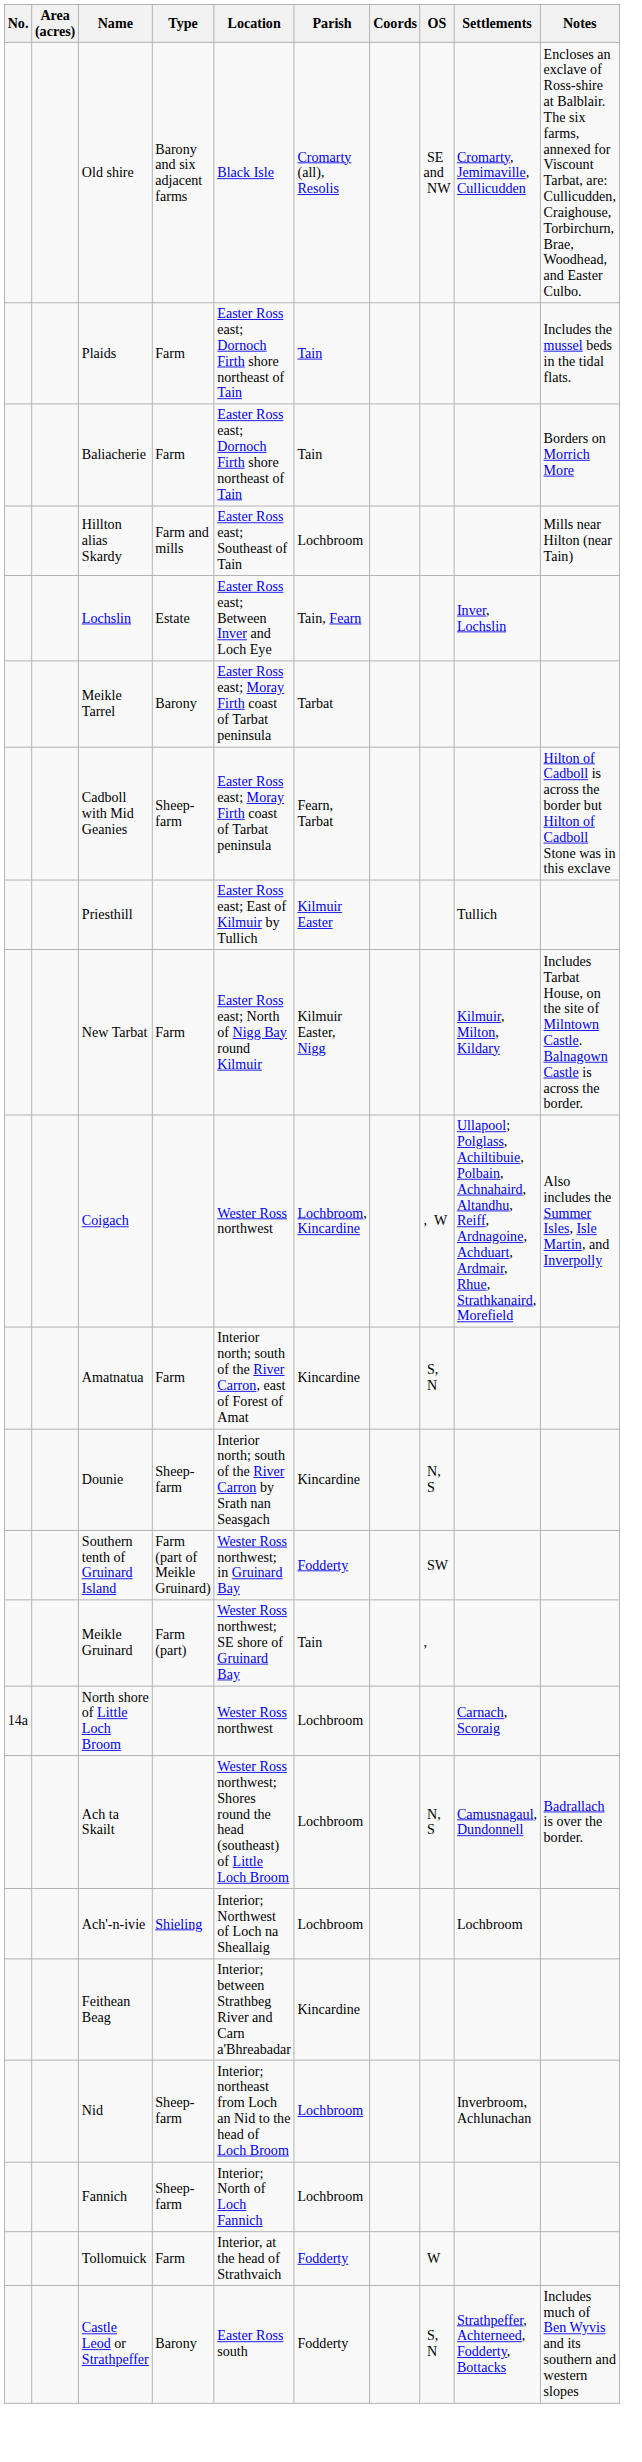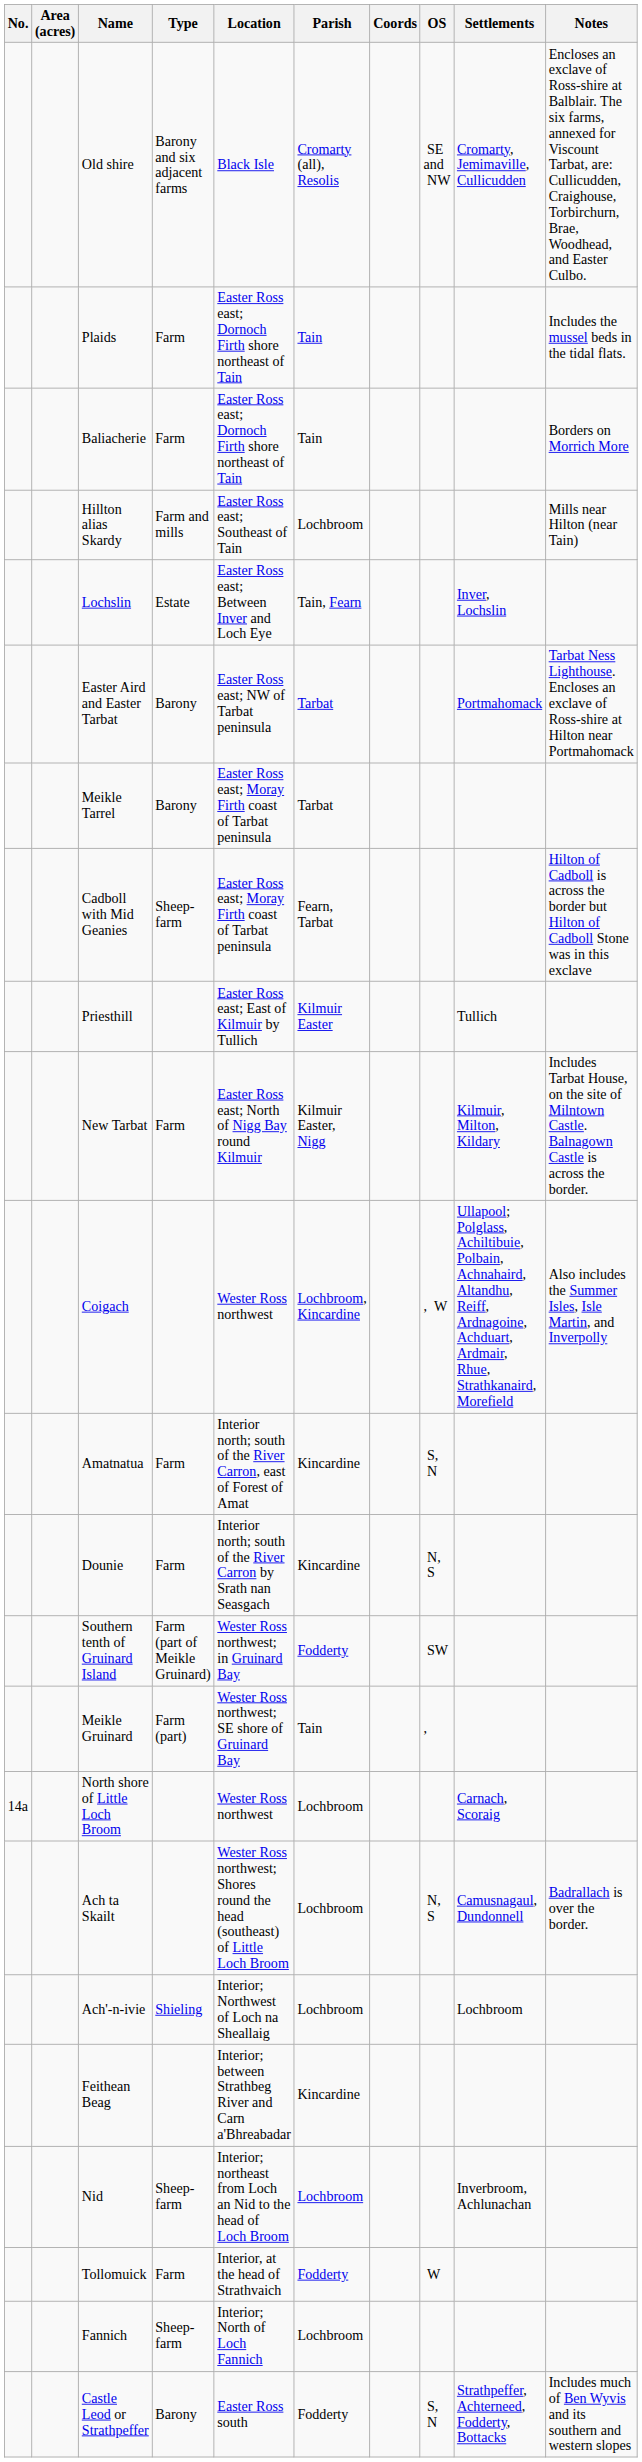+ row: (114, 704)
(175, 1479) Sheep-farm -> (170, 1565) Farm
rows swapped: (114, 2258) <-> (104, 2196)
